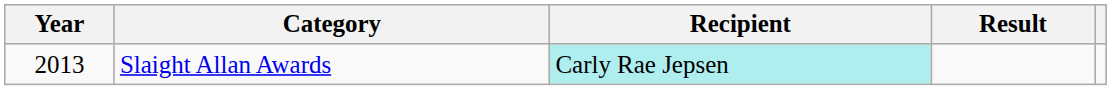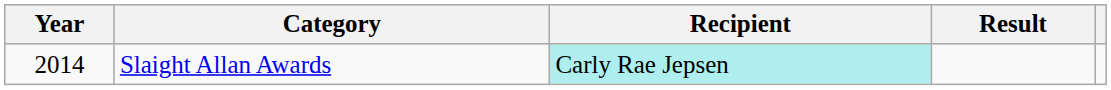(59, 63) 2013 -> (59, 63) 2014
